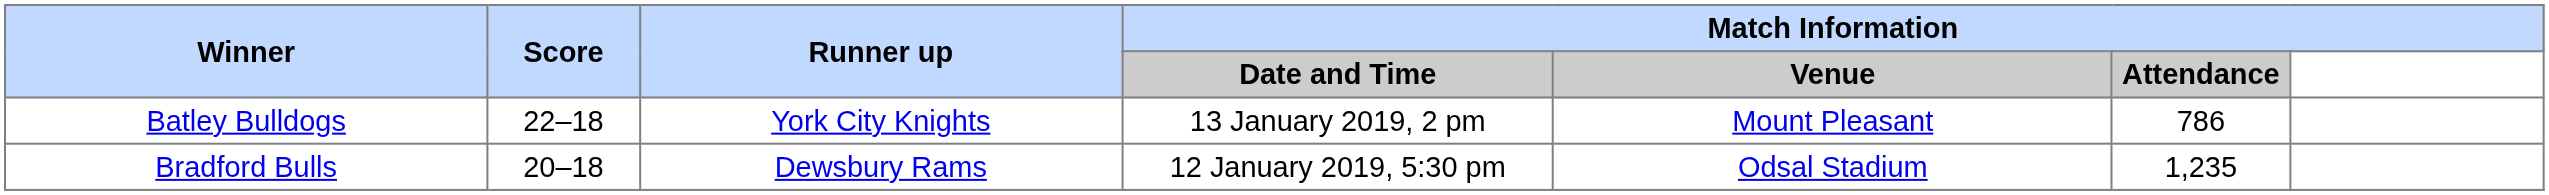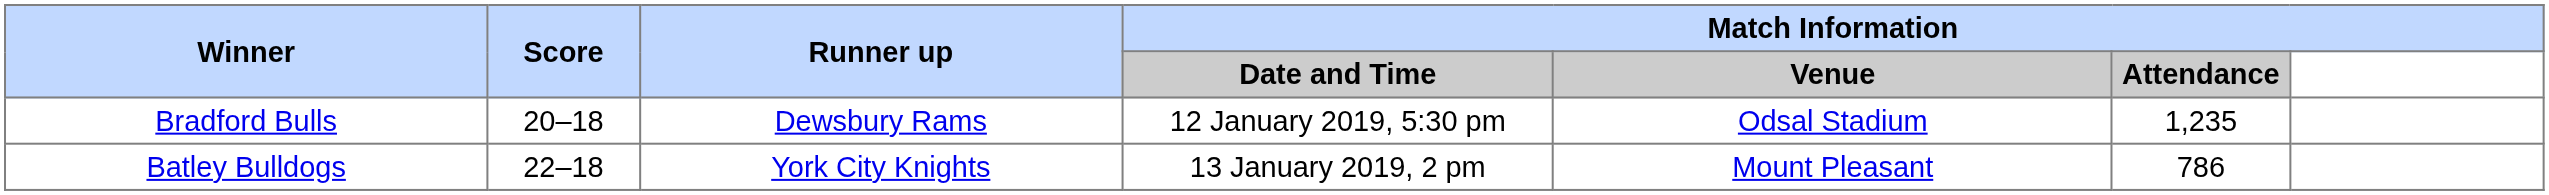rows swapped: (246, 167) <-> (246, 121)
